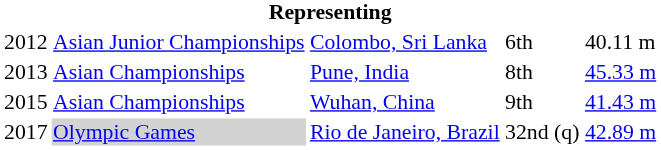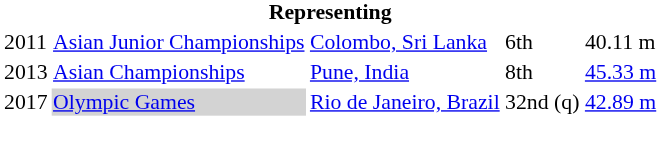(26, 42) 2012 -> (25, 42) 2011
- row: (372, 101)
